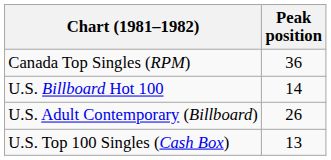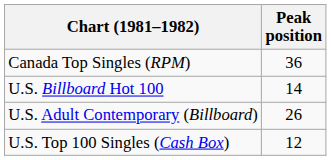(294, 141) 13 -> (294, 141) 12
